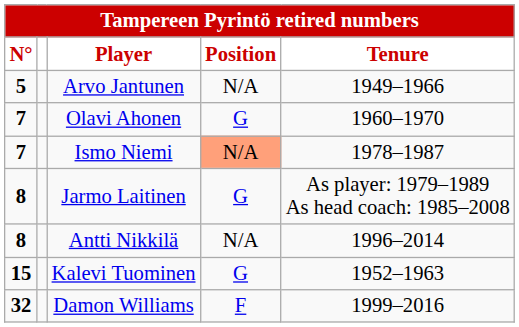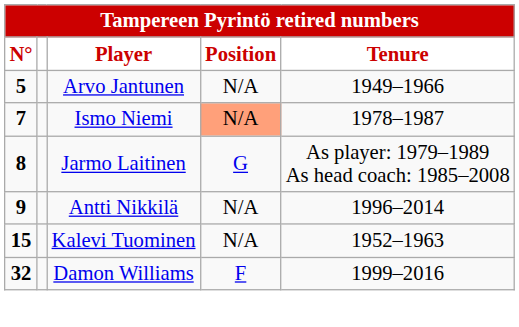- row: (124, 119)
(21, 240) 8 -> (21, 207) 9
(241, 273) G -> (241, 240) N/A
